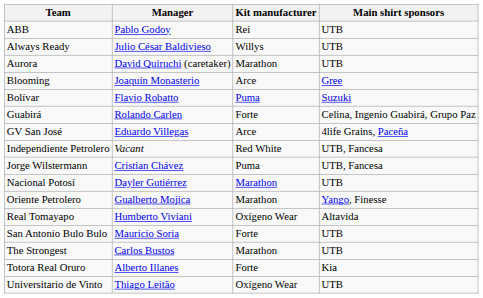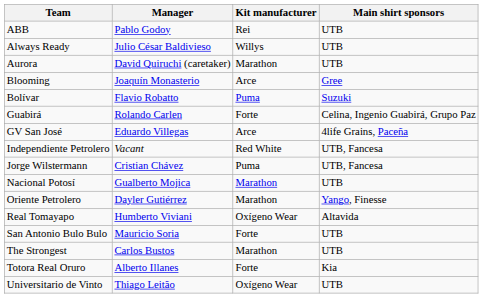(151, 183) Dayler Gutiérrez -> (152, 183) Gualberto Mojica
(152, 200) Gualberto Mojica -> (151, 200) Dayler Gutiérrez
